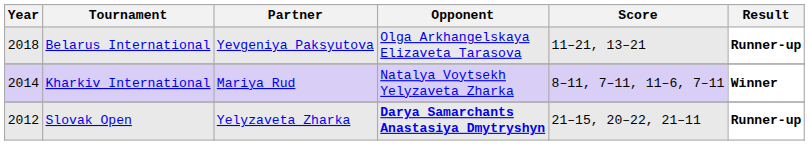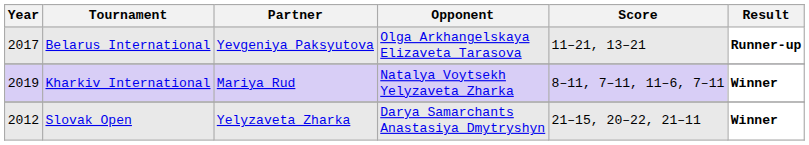(23, 45) 2018 -> (23, 45) 2017
(23, 83) 2014 -> (23, 83) 2019
(463, 121) bold -> (463, 121) normal
(766, 120) Runner-up -> (754, 120) Winner
